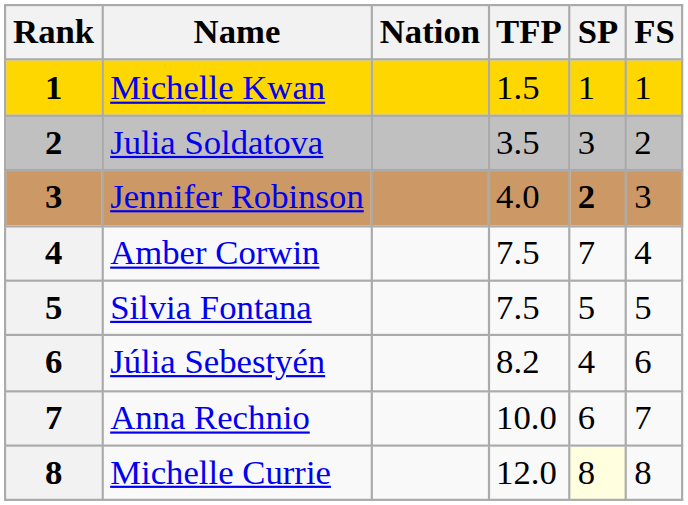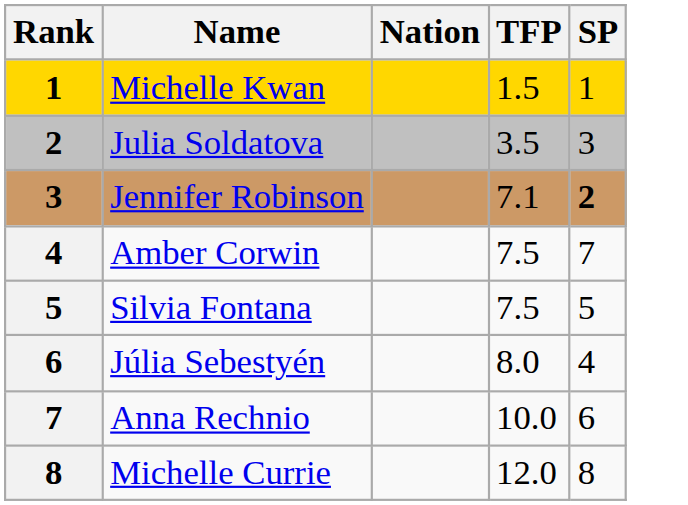- column: (654, 32)
(518, 197) 4.0 -> (518, 197) 7.1
(518, 362) 8.2 -> (518, 362) 8.0
(586, 472) lightyellow background -> (586, 472) no background
